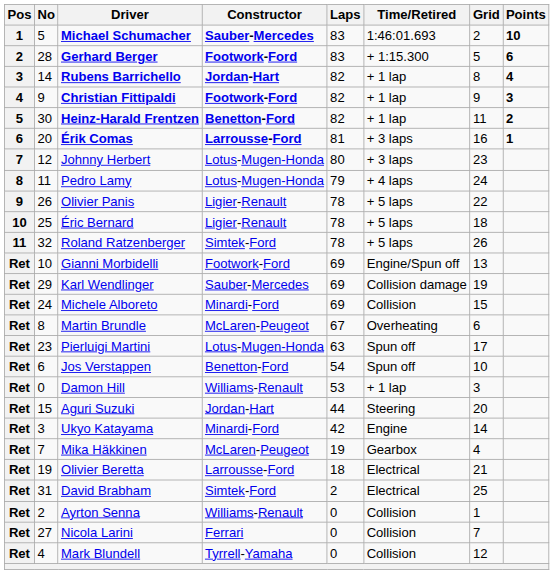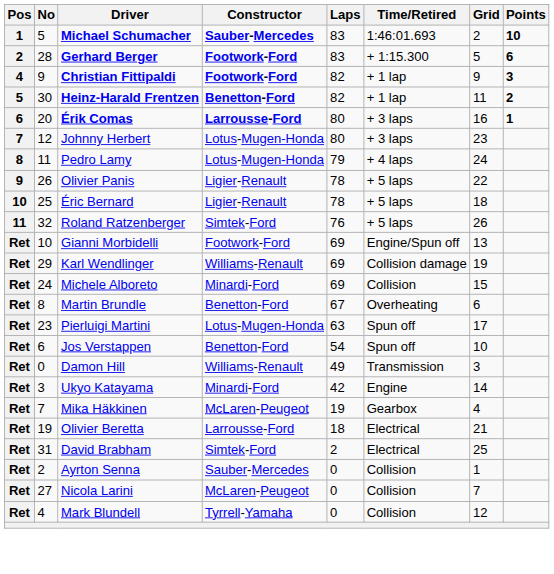- row: (121, 77)
(337, 139) 81 -> (337, 118) 80
(337, 243) 78 -> (337, 222) 76
(257, 284) Sauber-Mercedes -> (254, 263) Williams-Renault
(257, 325) McLaren-Peugeot -> (247, 305) Benetton-Ford
(337, 387) 53 -> (337, 367) 49
(386, 387) + 1 lap -> (405, 367) Transmission
- row: (98, 408)
(254, 512) Williams-Renault -> (257, 470) Sauber-Mercedes
(224, 532) Ferrari -> (257, 491) McLaren-Peugeot
